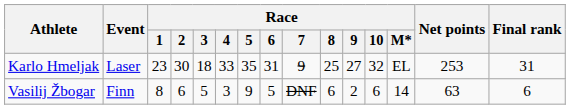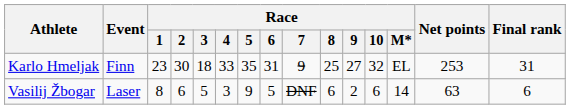(123, 66) Laser -> (120, 66) Finn
(120, 91) Finn -> (123, 91) Laser
